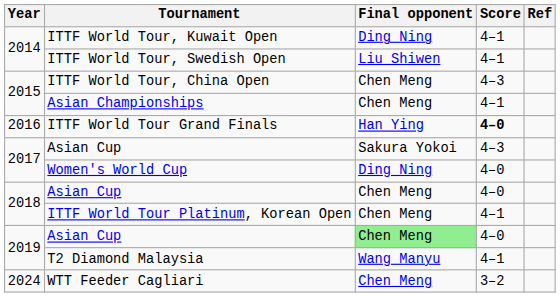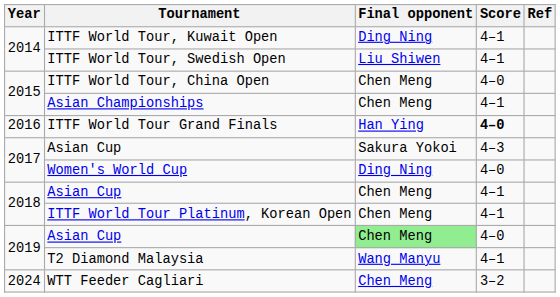(492, 82) 4–3 -> (492, 82) 4–0
(492, 193) 4–0 -> (492, 193) 4–1
